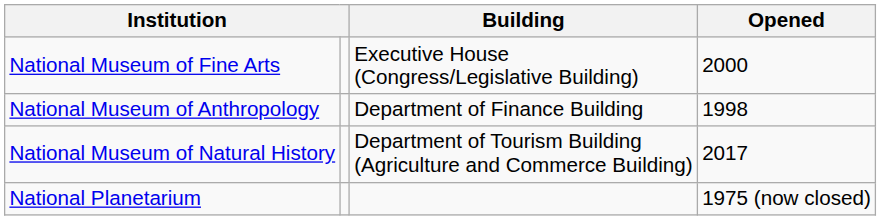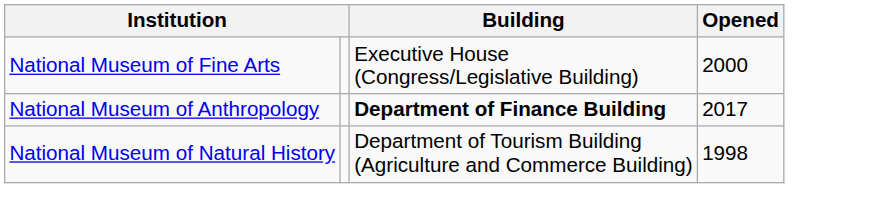(499, 109) normal -> (510, 109) bold
(725, 109) 1998 -> (725, 109) 2017
(725, 153) 2017 -> (725, 153) 1998
- row: (105, 198)
